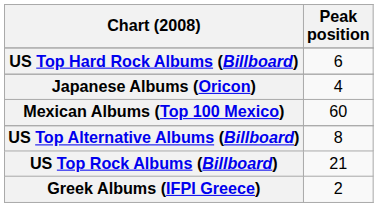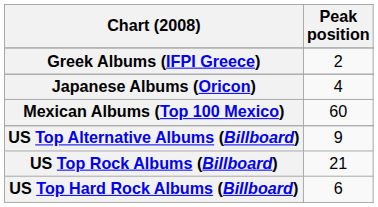rows swapped: (154, 189) <-> (154, 61)
(338, 138) 8 -> (338, 138) 9
